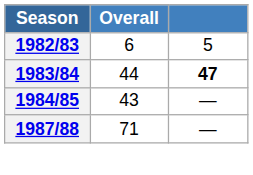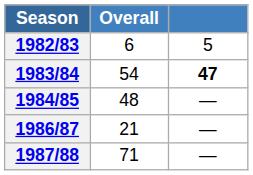(129, 73) 44 -> (129, 73) 54
(129, 101) 43 -> (129, 101) 48
+ row: (47, 128)
